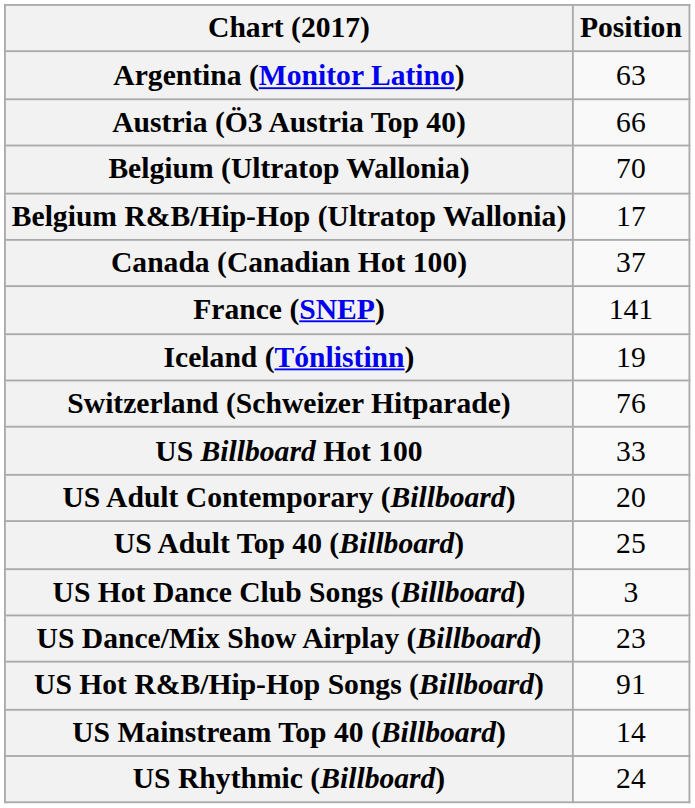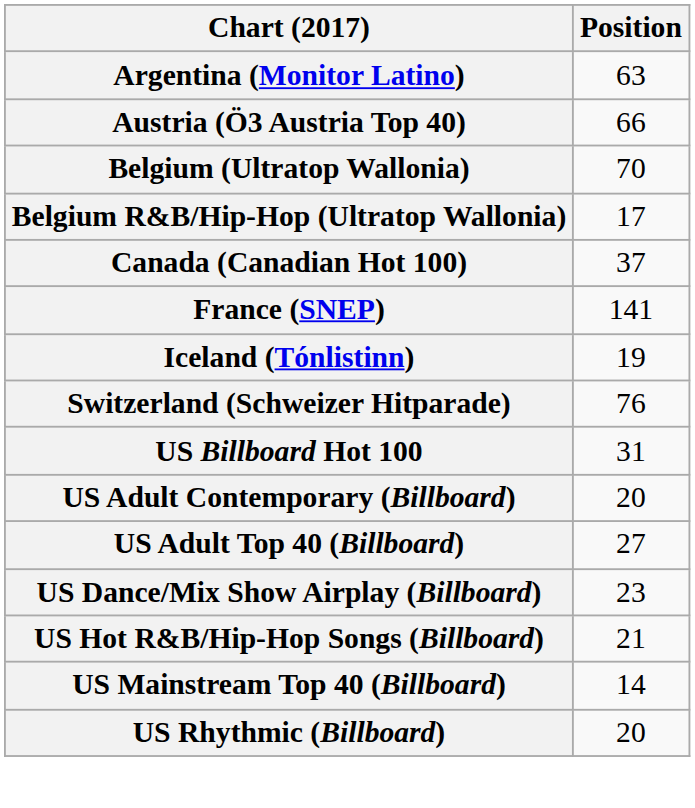(631, 450) 33 -> (631, 450) 31
(631, 544) 25 -> (631, 544) 27
- row: (289, 591)
(631, 685) 91 -> (631, 638) 21
(631, 779) 24 -> (631, 732) 20
